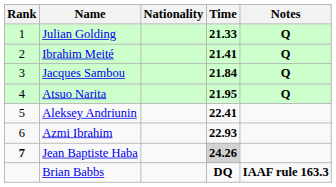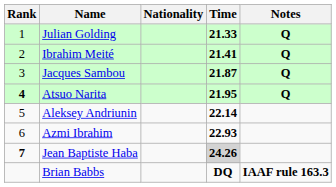(223, 73) 21.84 -> (223, 73) 21.87
(22, 93) normal -> (22, 93) bold
(223, 113) 22.41 -> (223, 113) 22.14
